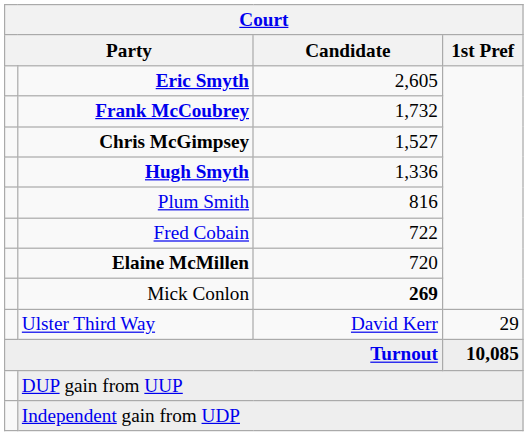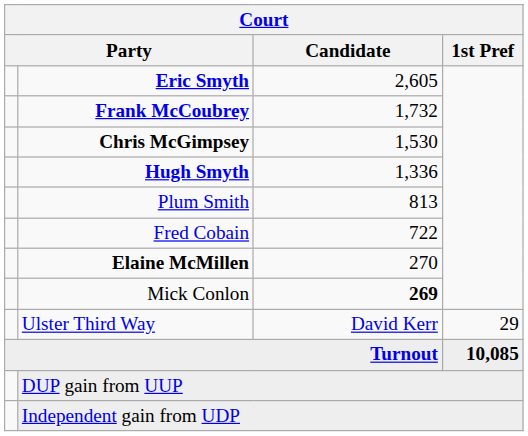(416, 141) 1,527 -> (416, 141) 1,530
(423, 202) 816 -> (423, 202) 813
(423, 263) 720 -> (423, 263) 270
